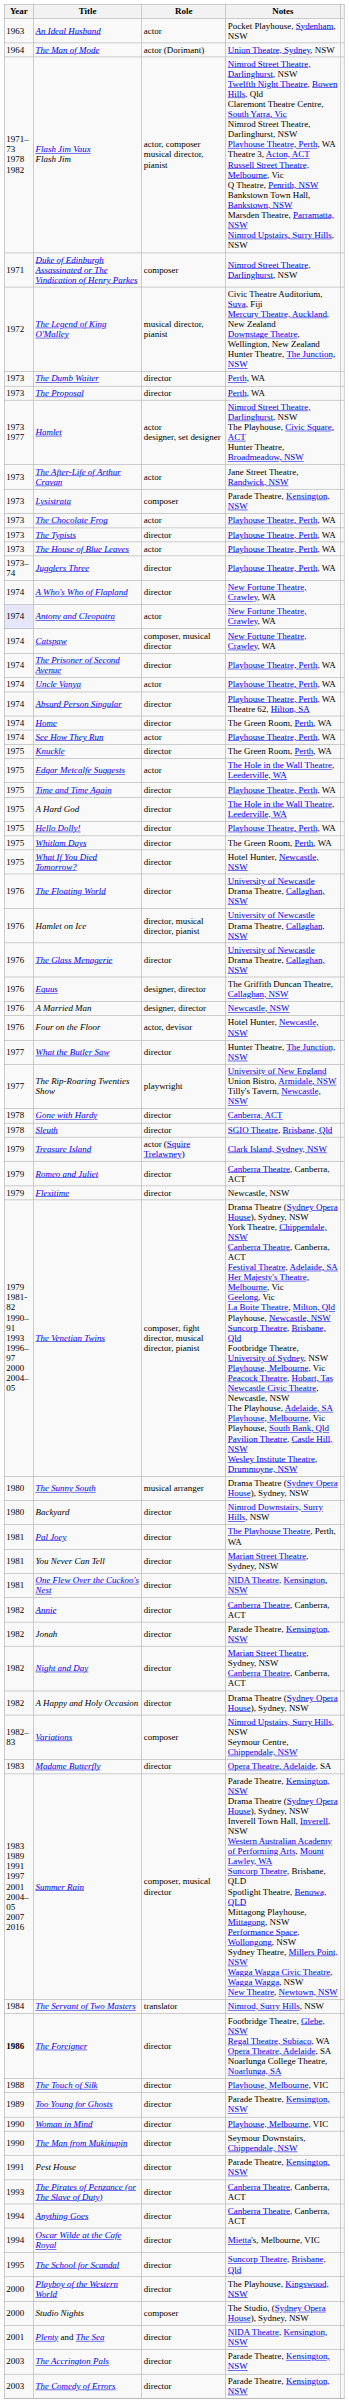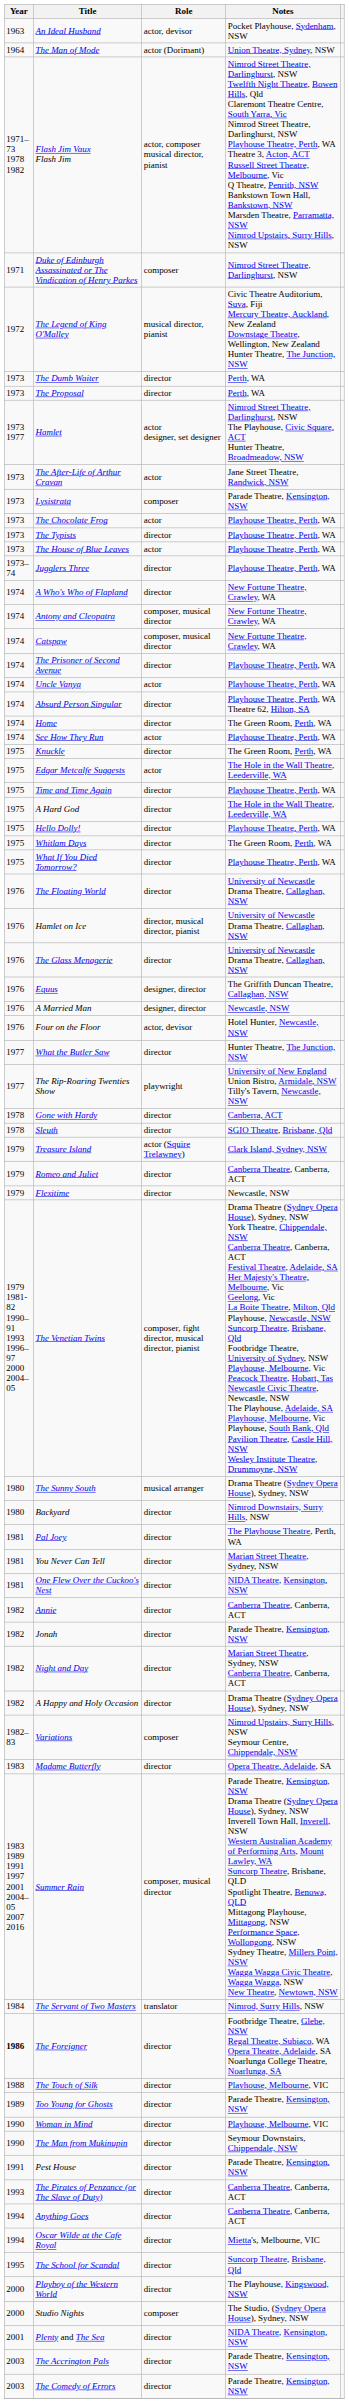(153, 30) actor -> (168, 30) actor, devisor
(15, 616) lavender background -> (15, 616) no background
(153, 616) actor -> (177, 616) composer, musical director
(273, 862) Hotel Hunter, Newcastle, NSW -> (282, 862) Playhouse Theatre, Perth, WA
